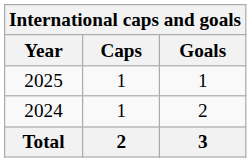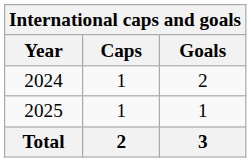rows swapped: (44, 111) <-> (44, 80)
